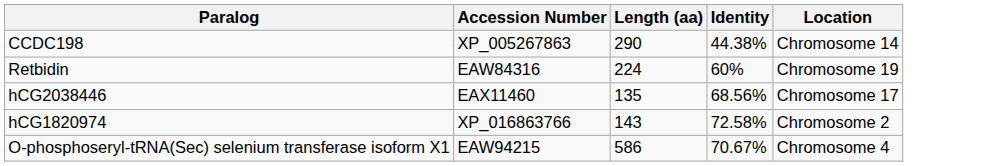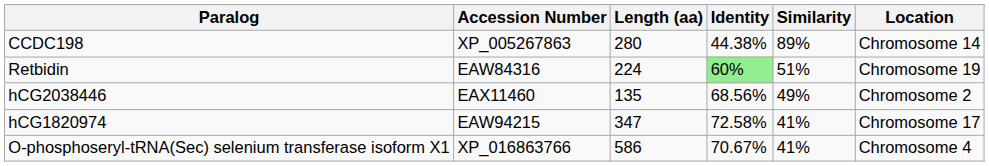+ column: (814, 17)
(628, 43) 290 -> (628, 43) 280
(727, 69) no background -> (727, 69) lightgreen background
(838, 95) Chromosome 17 -> (915, 95) Chromosome 2
(514, 122) XP_016863766 -> (499, 122) EAW94215
(628, 122) 143 -> (628, 122) 347
(833, 122) Chromosome 2 -> (920, 122) Chromosome 17
(499, 148) EAW94215 -> (514, 148) XP_016863766
